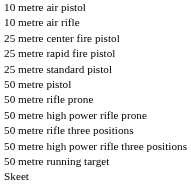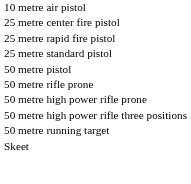- row: (42, 22)
- row: (69, 130)
